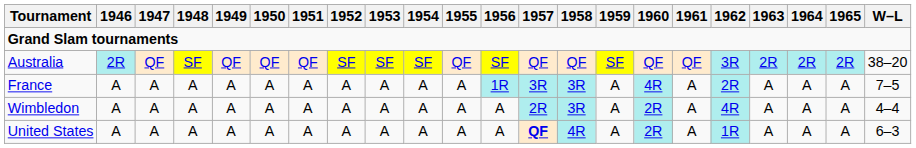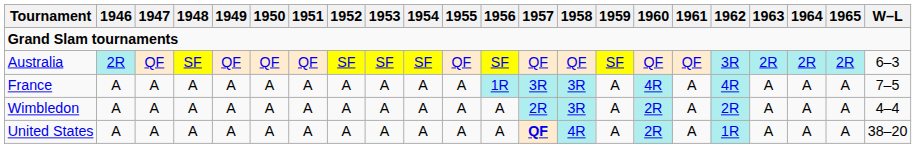(888, 61) 38–20 -> (888, 61) 6–3
(730, 85) 2R -> (730, 85) 4R
(730, 108) 4R -> (730, 108) 2R
(888, 131) 6–3 -> (888, 131) 38–20
